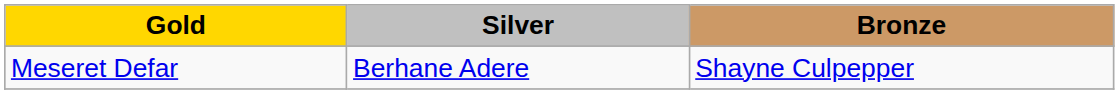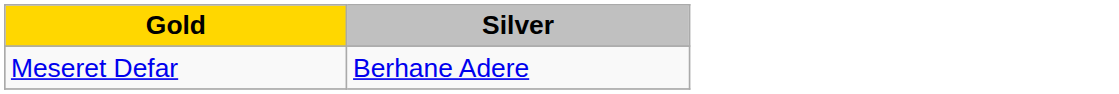- column: (901, 25)
